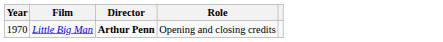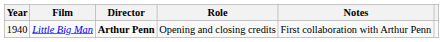+ column: (356, 12)
(17, 29) 1970 -> (17, 29) 1940
